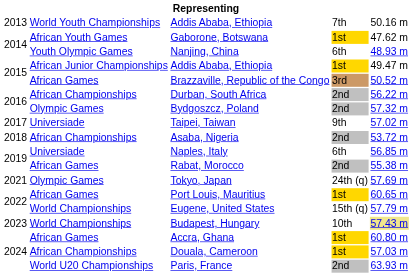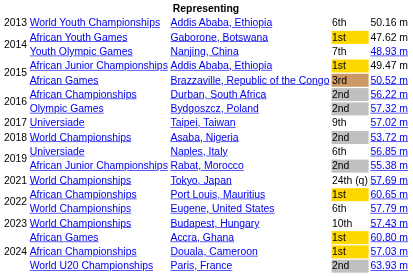(339, 23) 7th -> (339, 23) 6th
(339, 51) 6th -> (339, 51) 7th
(83, 137) African Championships -> (80, 137) World Championships
(64, 166) African Games -> (99, 166) African Junior Championships
(67, 180) Olympic Games -> (80, 180) World Championships
(64, 194) African Games -> (83, 194) African Championships
(350, 209) 15th (q) -> (339, 209) 6th
(389, 223) khaki background -> (389, 223) no background
